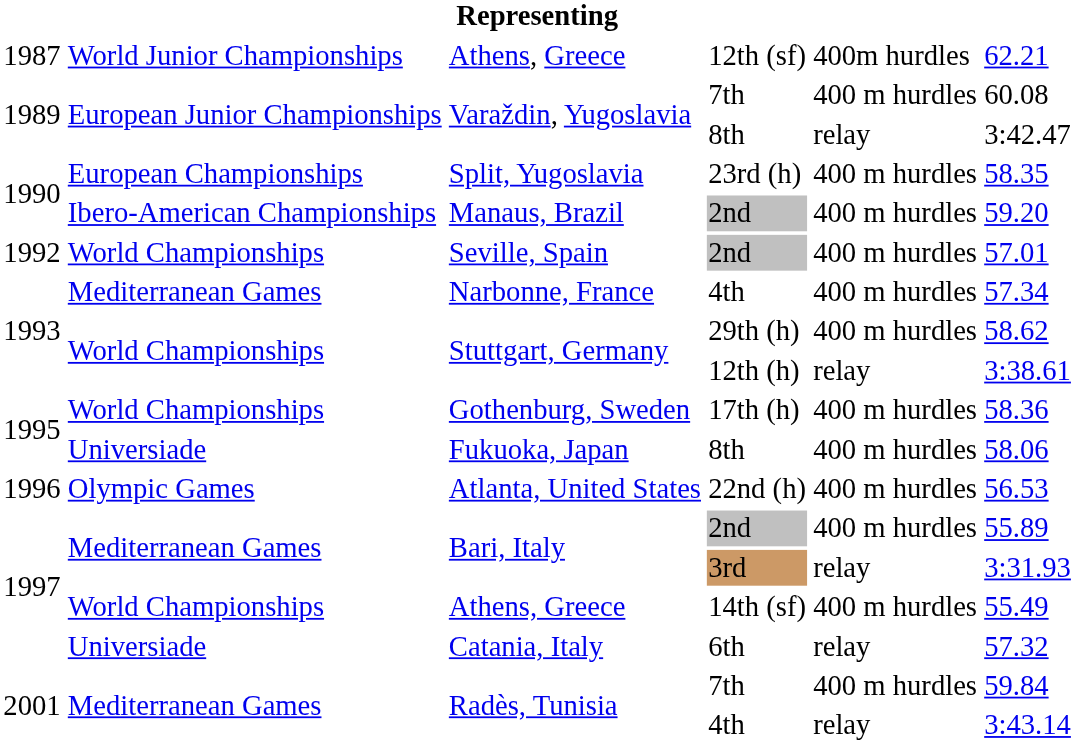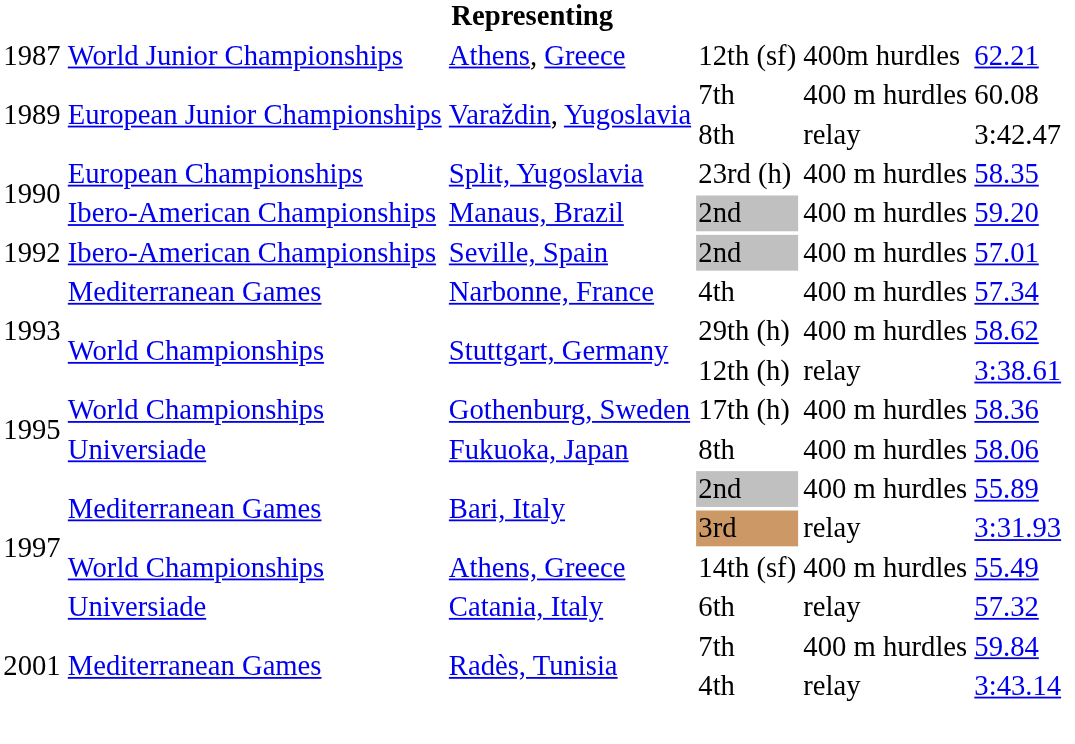(196, 252) World Championships -> (252, 252) Ibero-American Championships
- row: (575, 488)
